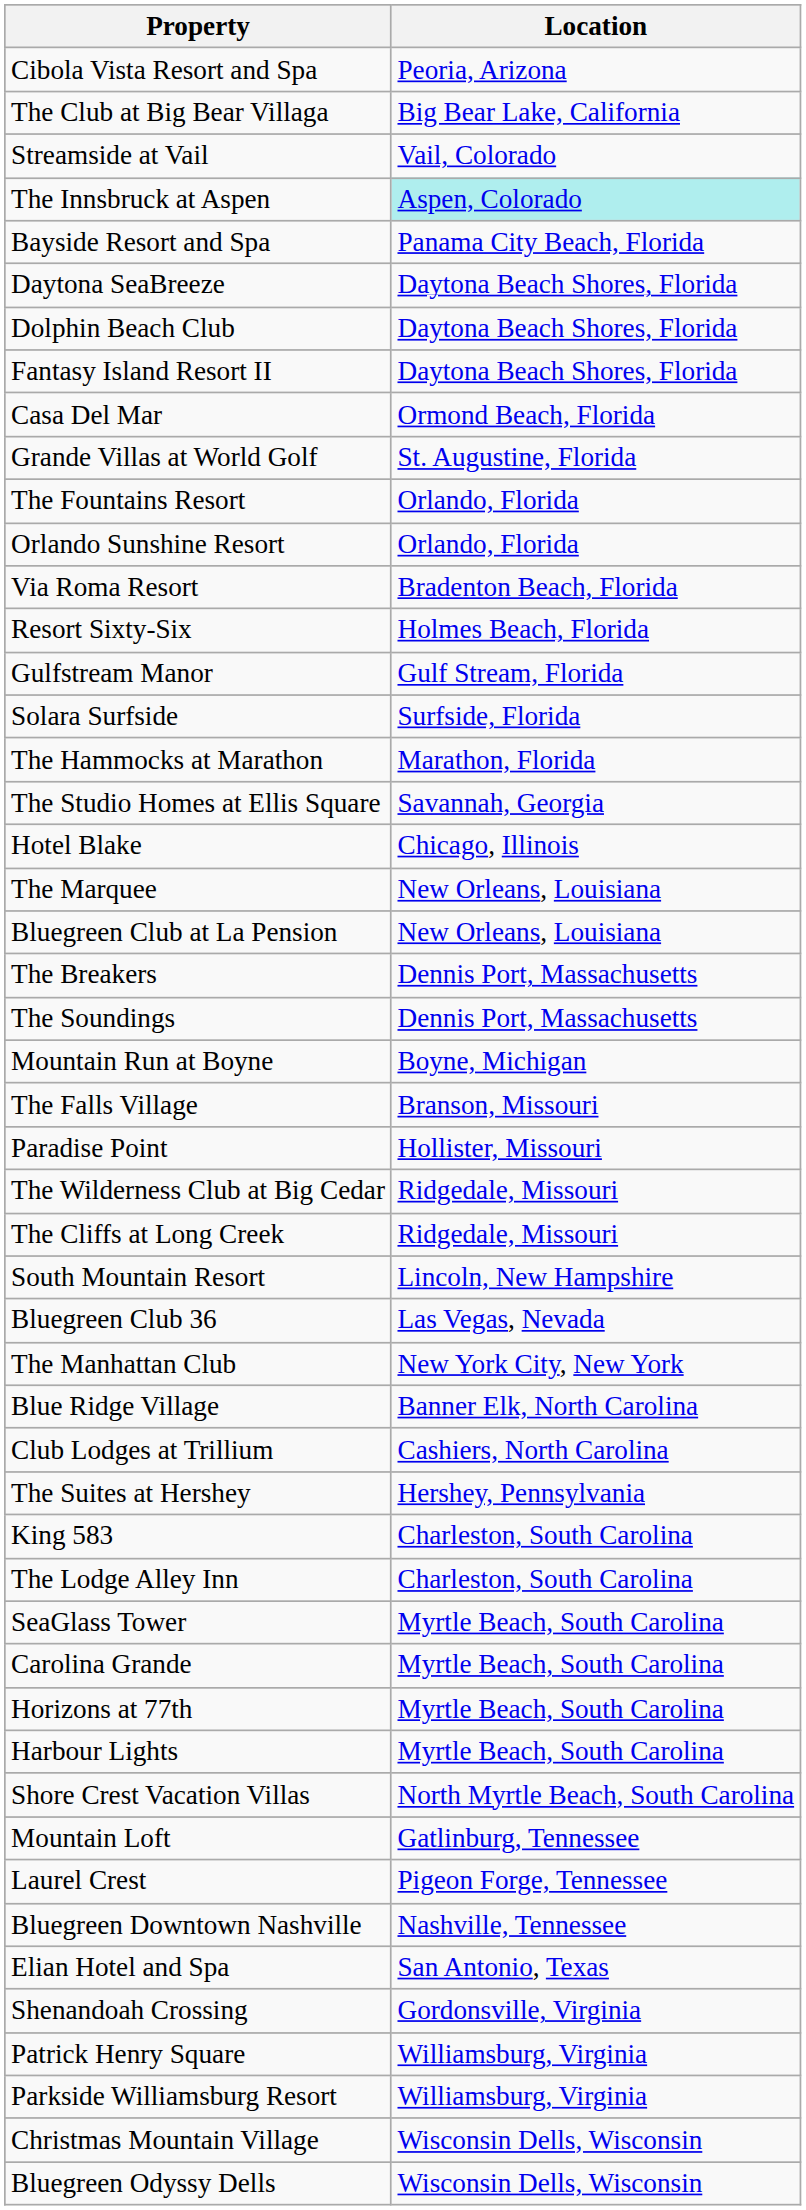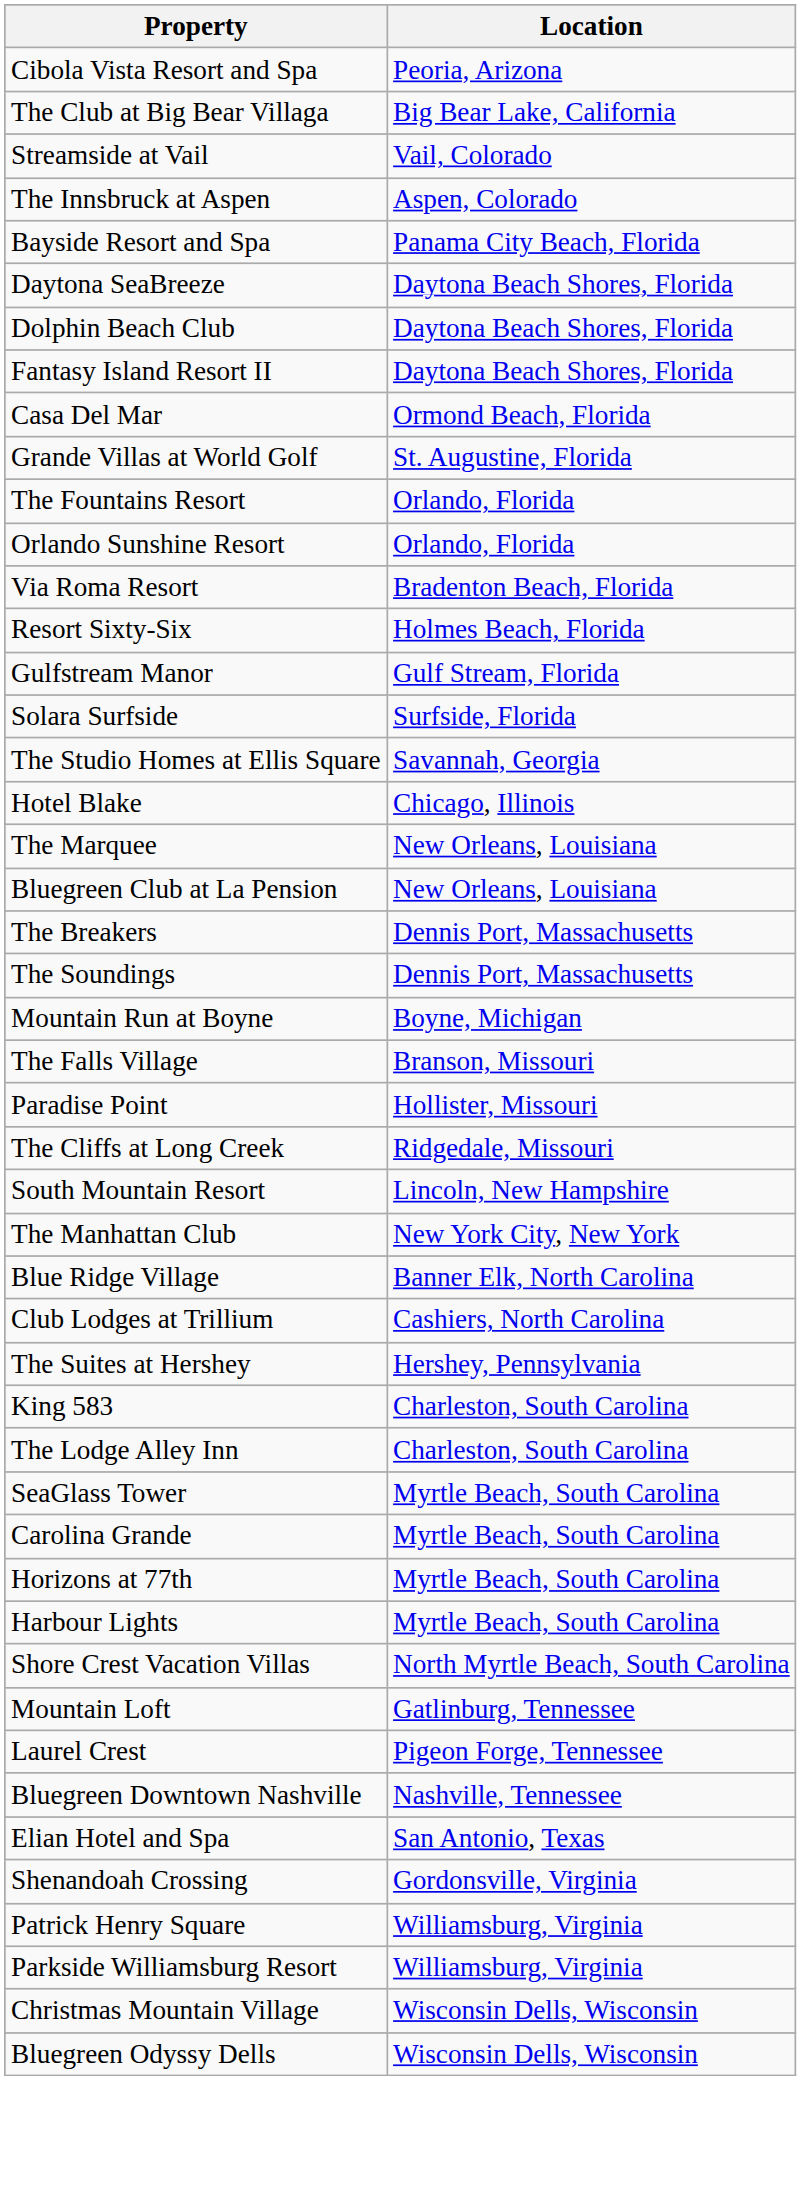(490, 198) paleturquoise background -> (485, 198) no background
- row: (167, 759)
- row: (198, 1190)
- row: (114, 1320)
